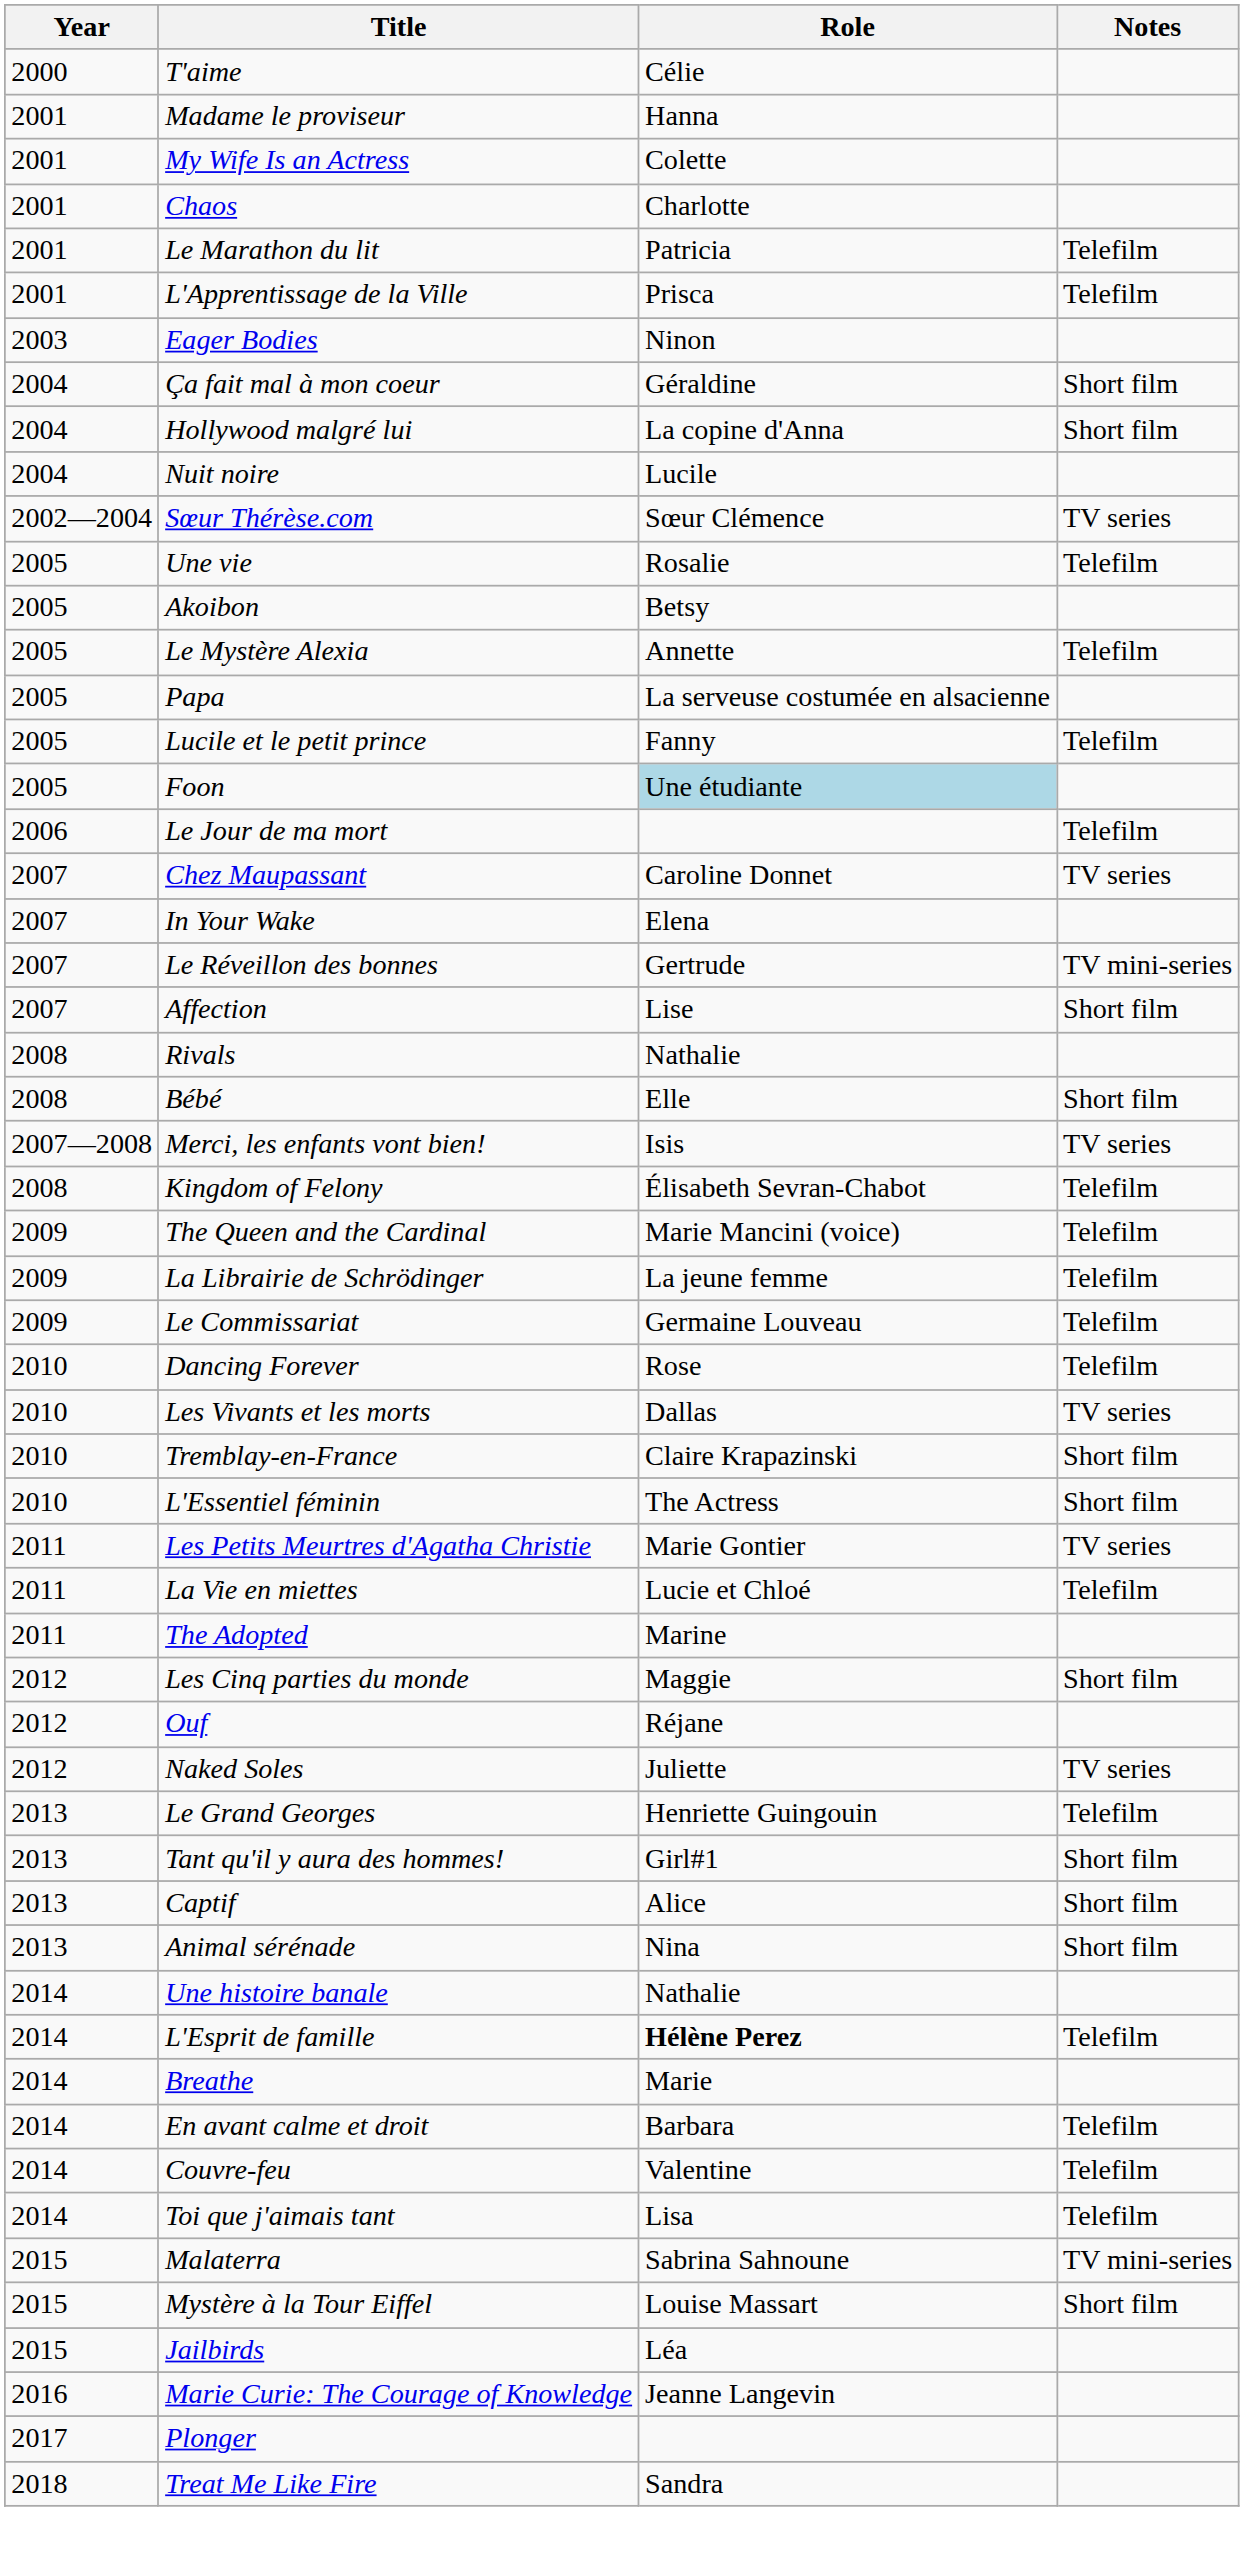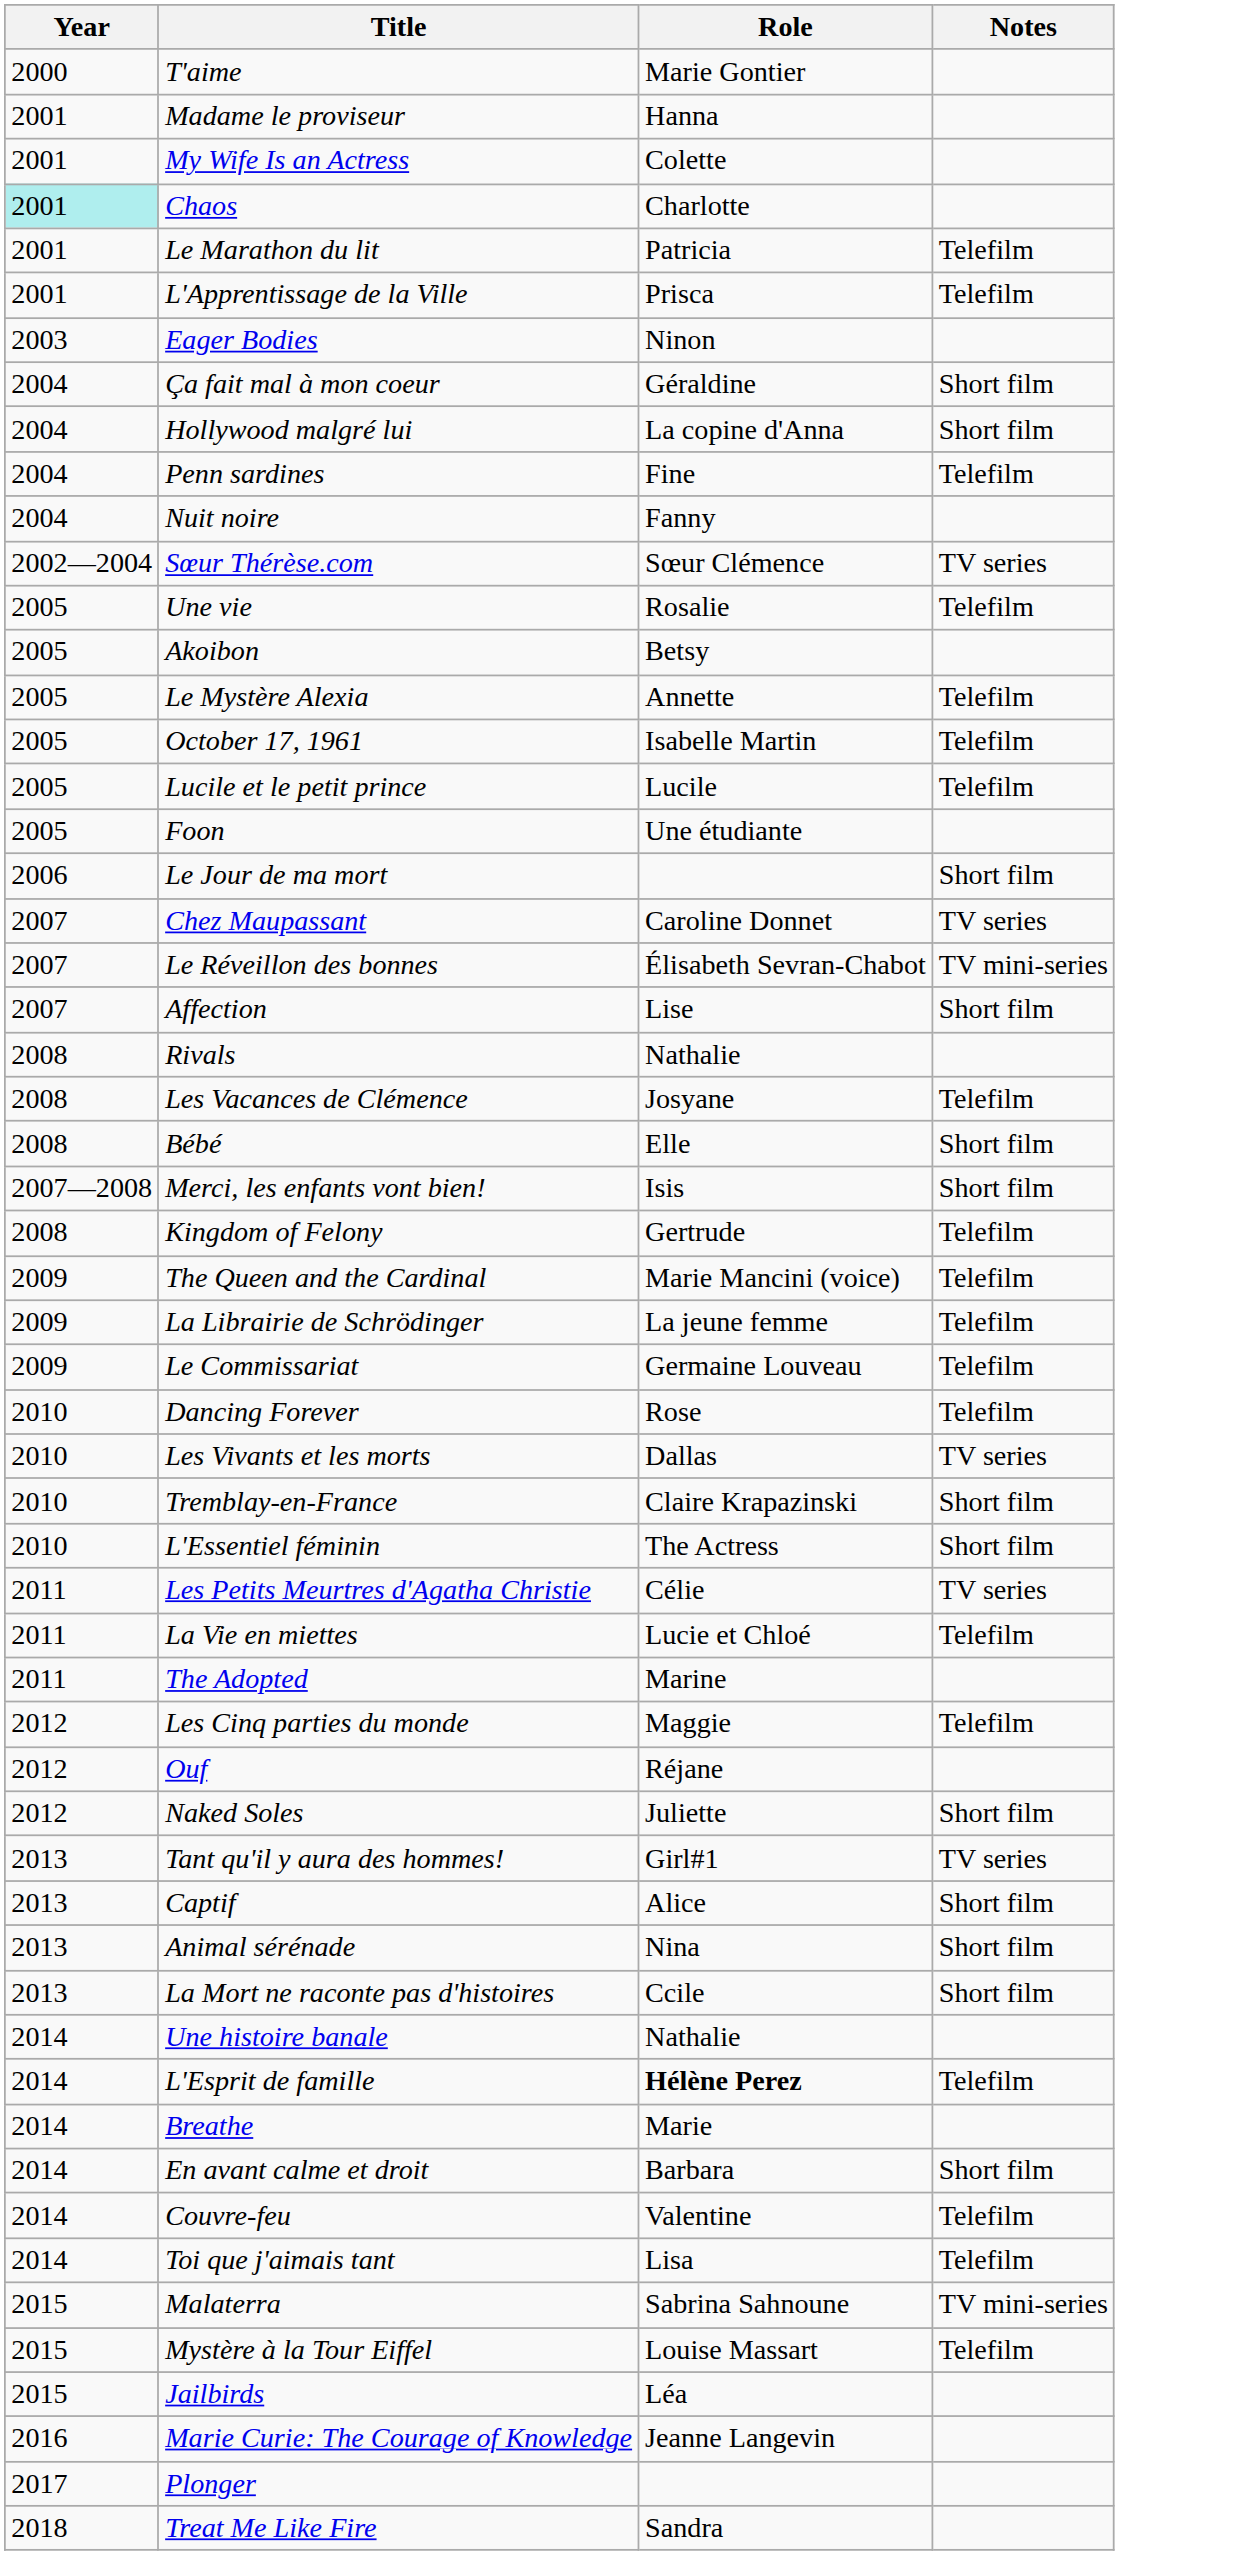(675, 71) Célie -> (725, 71) Marie Gontier
(40, 205) no background -> (40, 205) paleturquoise background
+ row: (245, 473)
(681, 473) Lucile -> (680, 518) Fanny
- row: (195, 696)
+ row: (264, 741)
(680, 741) Fanny -> (681, 786) Lucile
(724, 786) lightblue background -> (724, 830) no background
(1111, 830) Telefilm -> (996, 875) Short film
- row: (240, 920)
(695, 964) Gertrude -> (785, 964) Élisabeth Sevran-Chabot
+ row: (316, 1098)
(1117, 1143) TV series -> (996, 1187) Short film
(785, 1187) Élisabeth Sevran-Chabot -> (695, 1232) Gertrude
(725, 1545) Marie Gontier -> (675, 1589) Célie
(1121, 1679) Short film -> (986, 1723) Telefilm
(1117, 1768) TV series -> (996, 1813) Short film
- row: (270, 1813)
(1121, 1857) Short film -> (993, 1857) TV series
+ row: (360, 1991)
(1111, 2125) Telefilm -> (996, 2170) Short film
(1121, 2304) Short film -> (986, 2349) Telefilm
